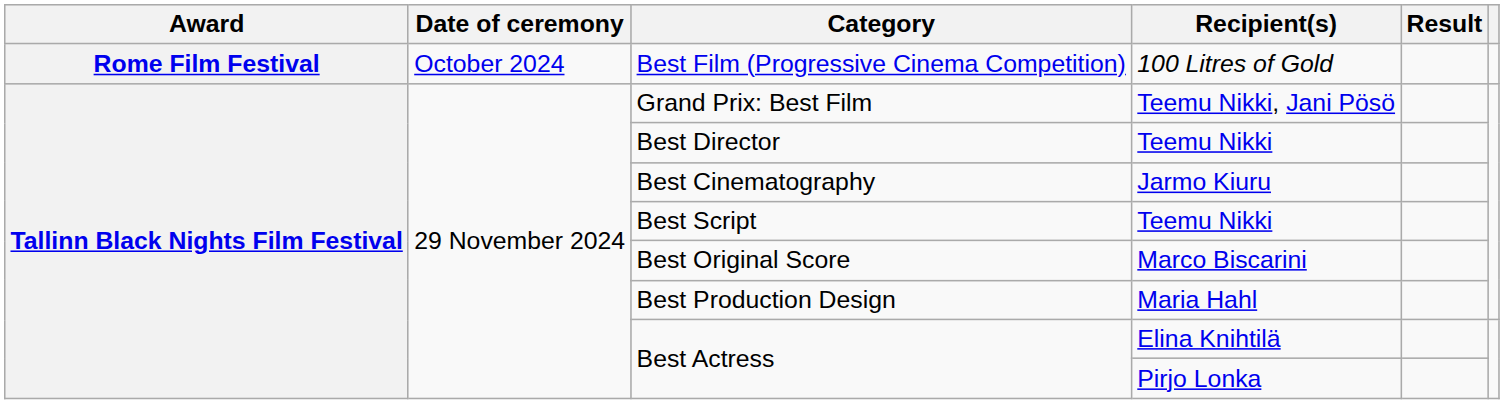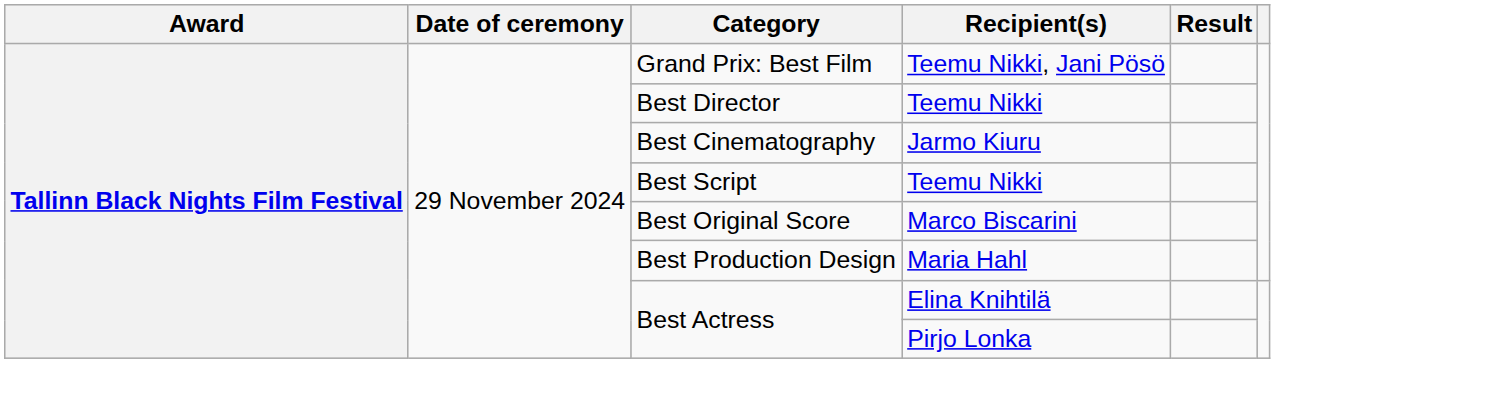- row: (881, 63)
